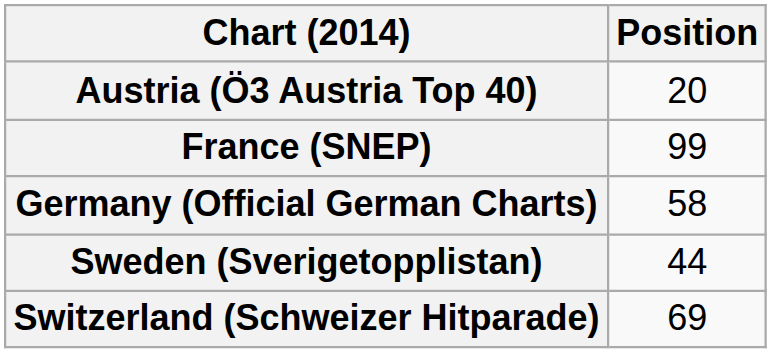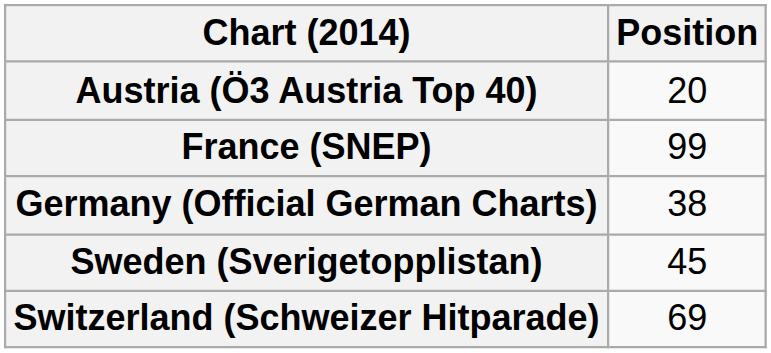(687, 204) 58 -> (687, 204) 38
(687, 261) 44 -> (687, 261) 45
